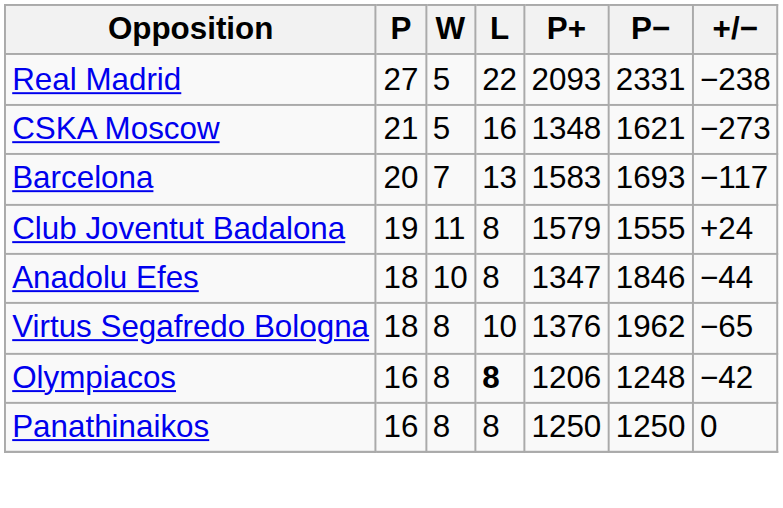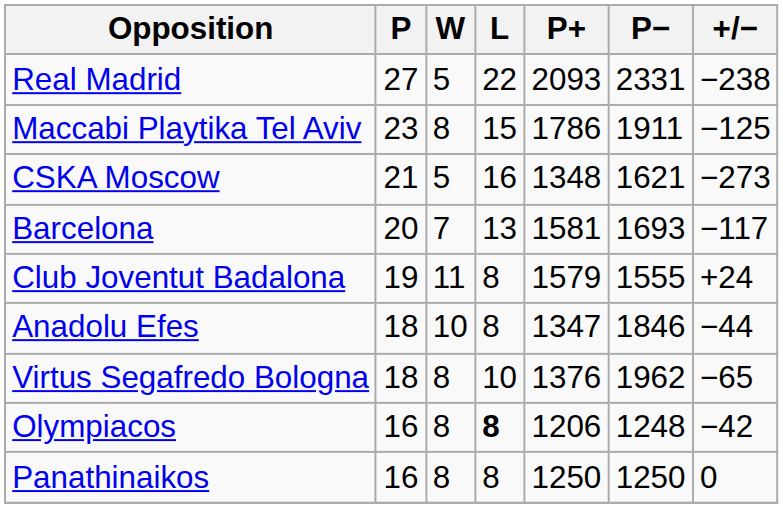+ row: (187, 128)
(566, 178) 1583 -> (566, 228) 1581
